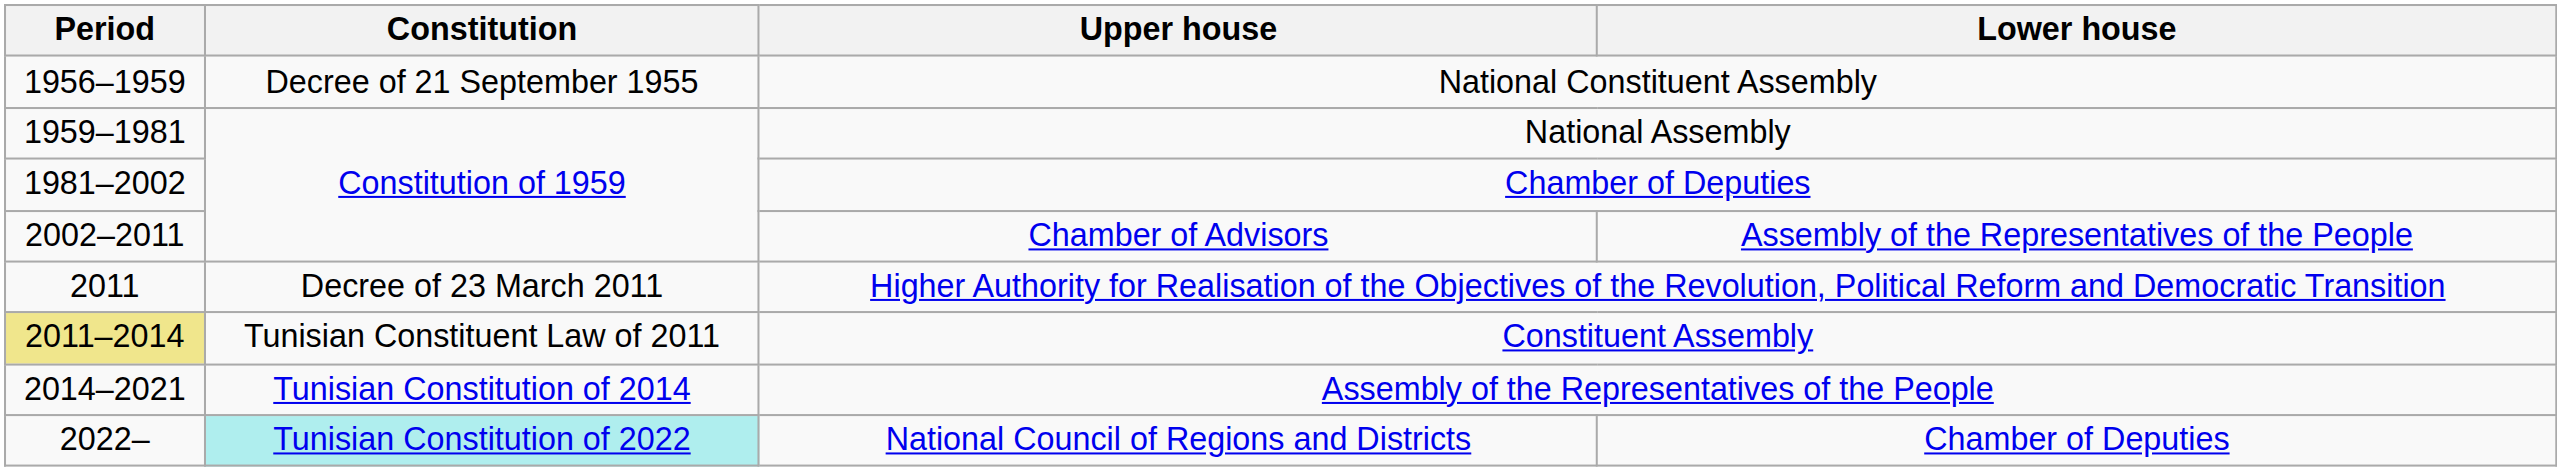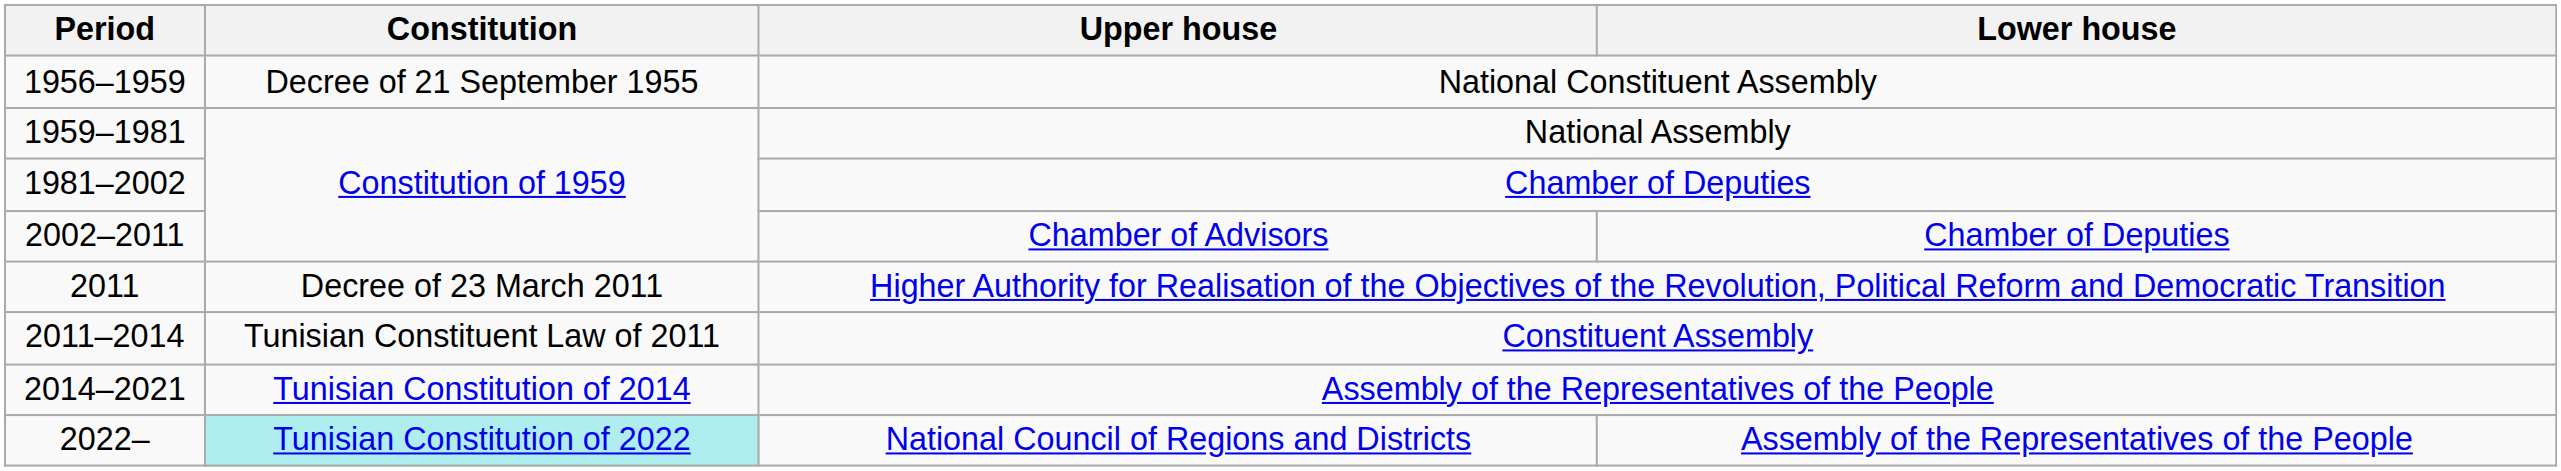(2077, 235) Assembly of the Representatives of the People -> (2077, 235) Chamber of Deputies
(105, 337) khaki background -> (105, 337) no background
(2077, 440) Chamber of Deputies -> (2077, 440) Assembly of the Representatives of the People
